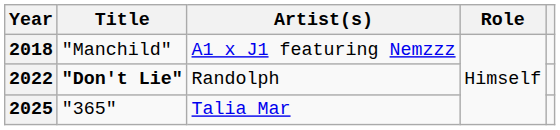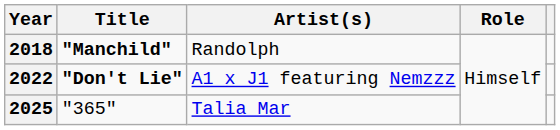(117, 50) normal -> (117, 50) bold
(324, 50) A1 x J1 featuring Nemzzz -> (236, 50) Randolph
(236, 79) Randolph -> (324, 79) A1 x J1 featuring Nemzzz
